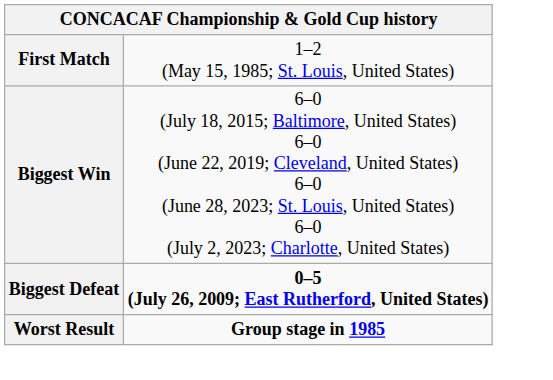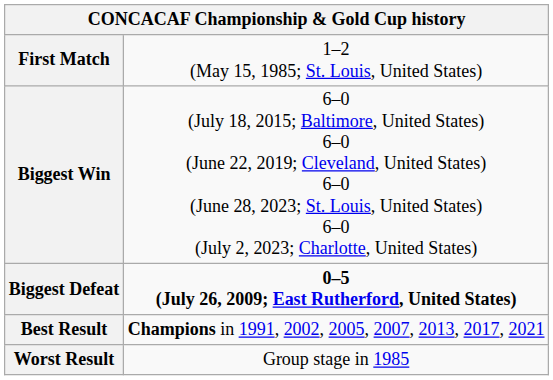+ row: (64, 329)
(308, 329) bold -> (336, 359) normal
